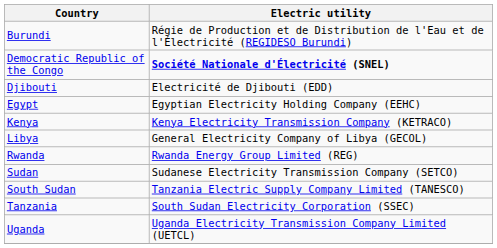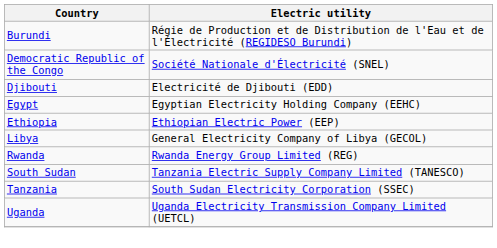(271, 65) bold -> (271, 65) normal
+ row: (32, 122)
- row: (23, 122)
- row: (23, 172)
